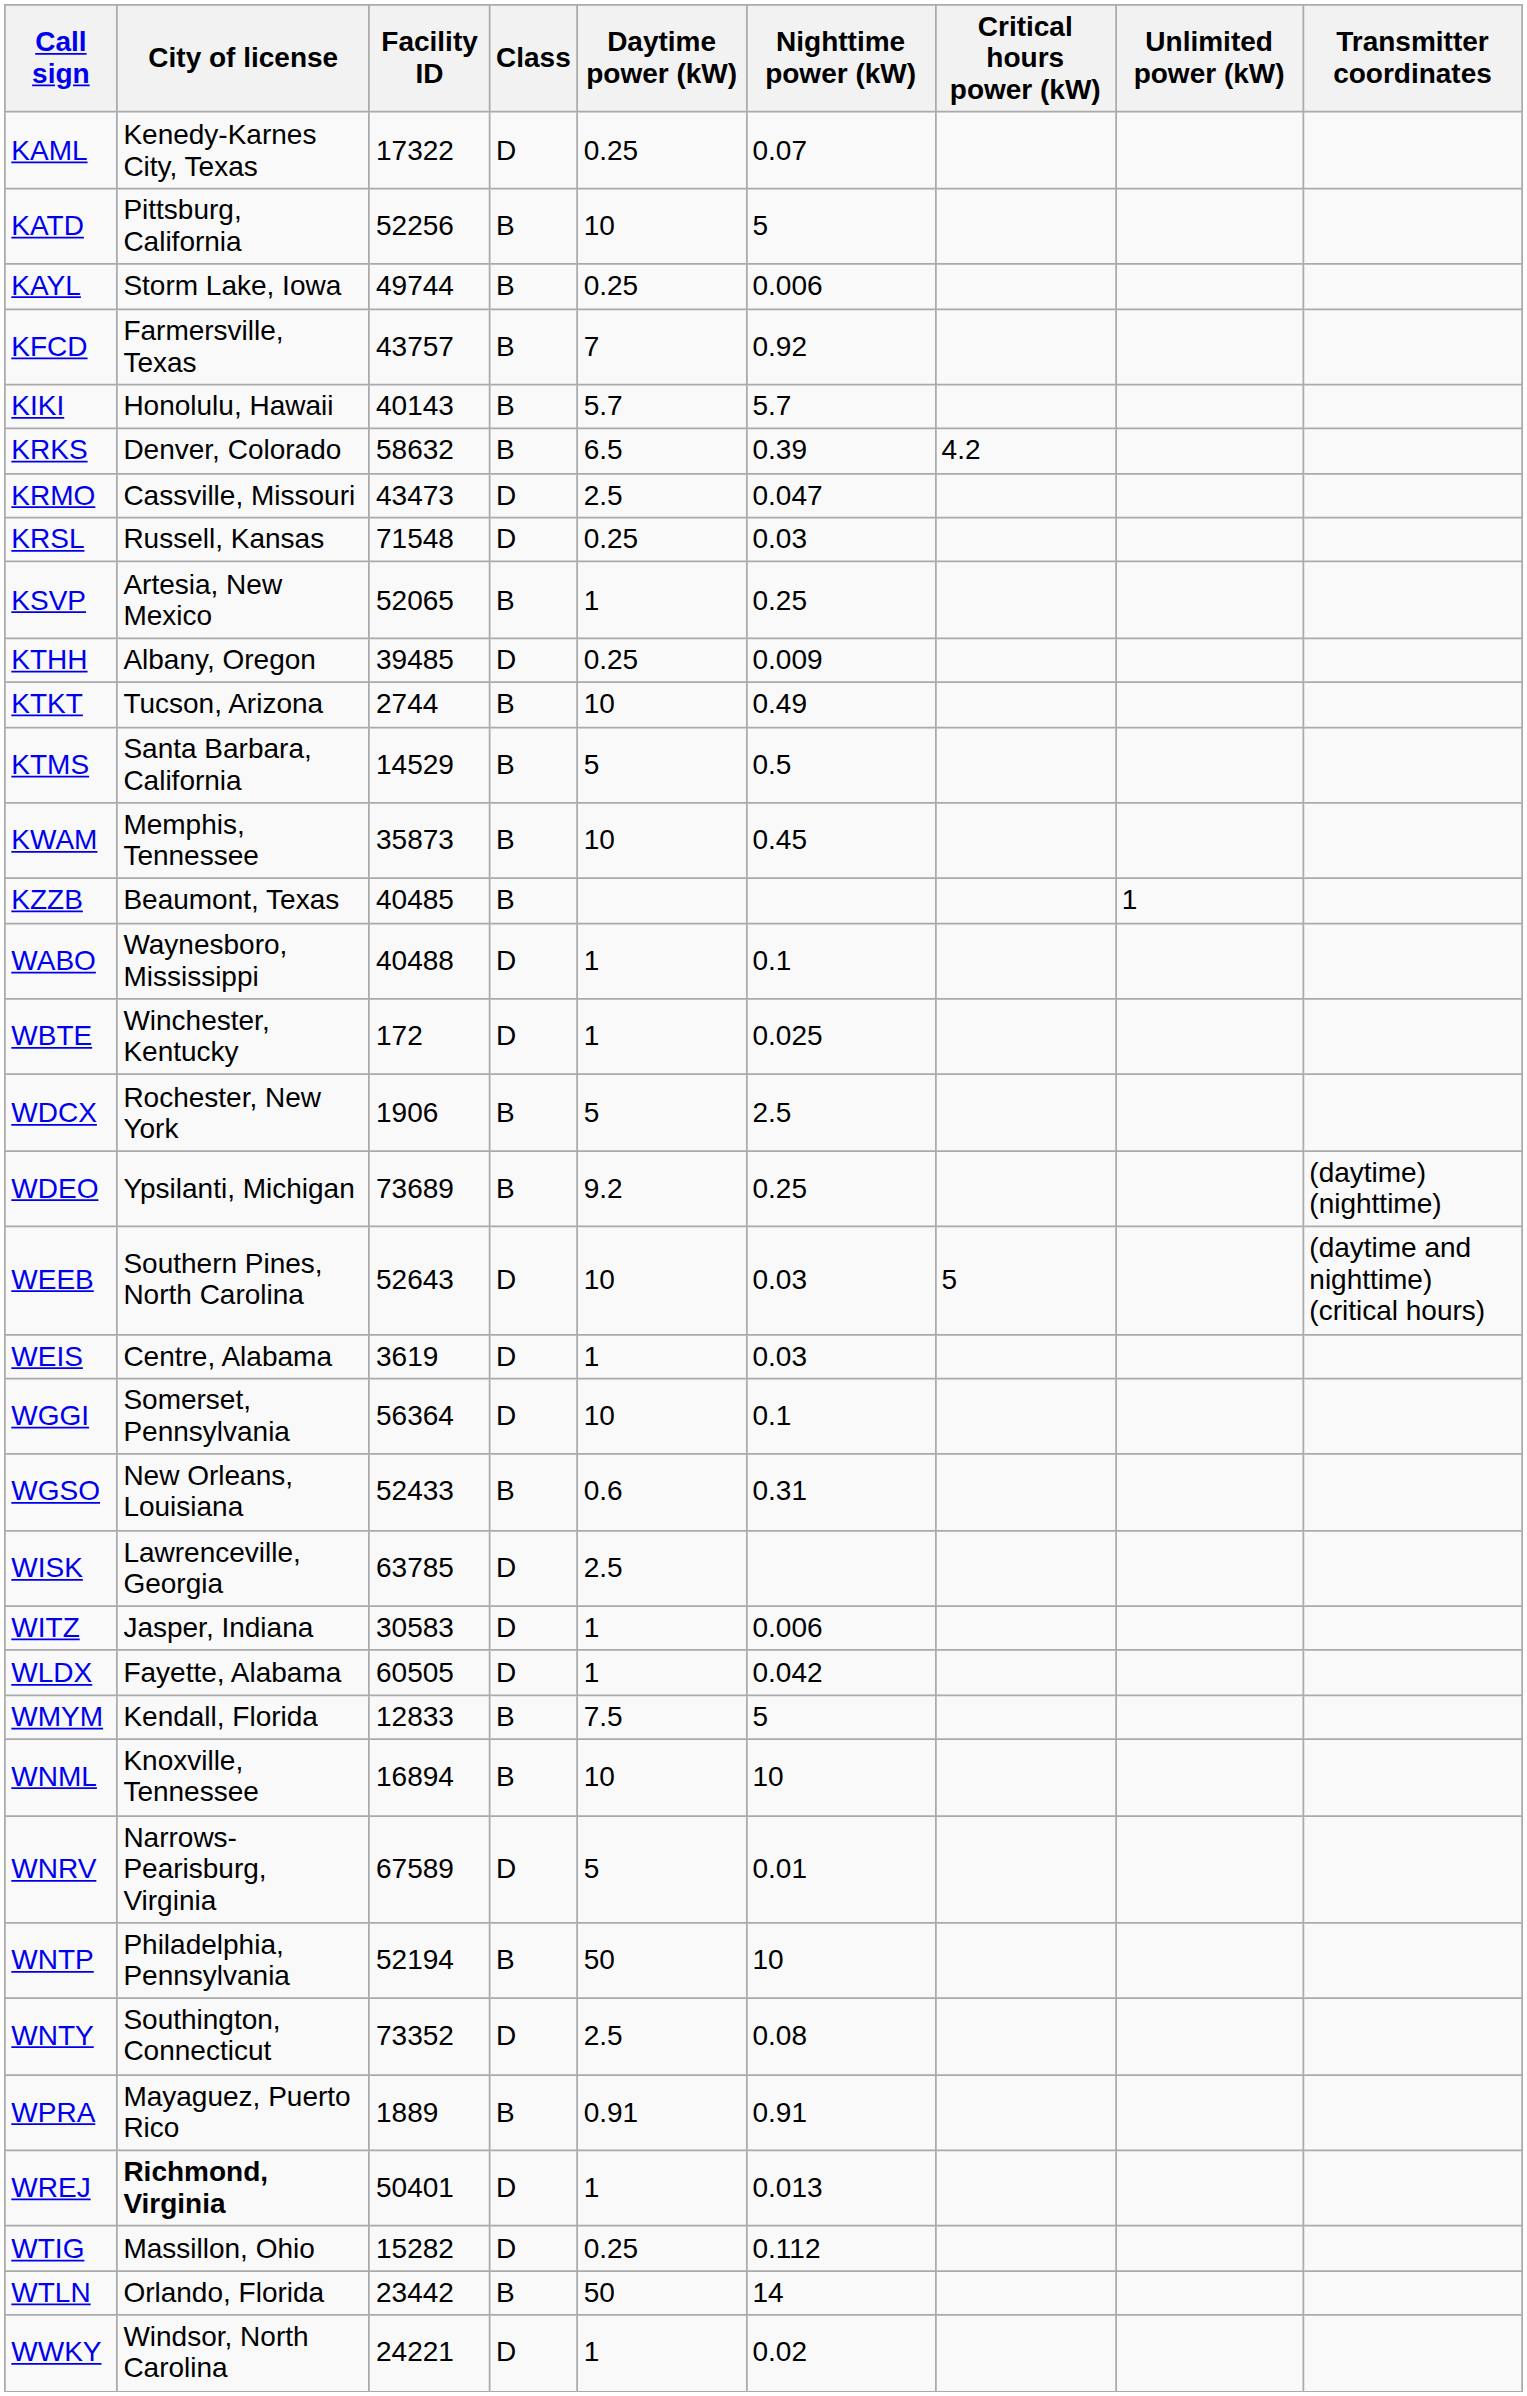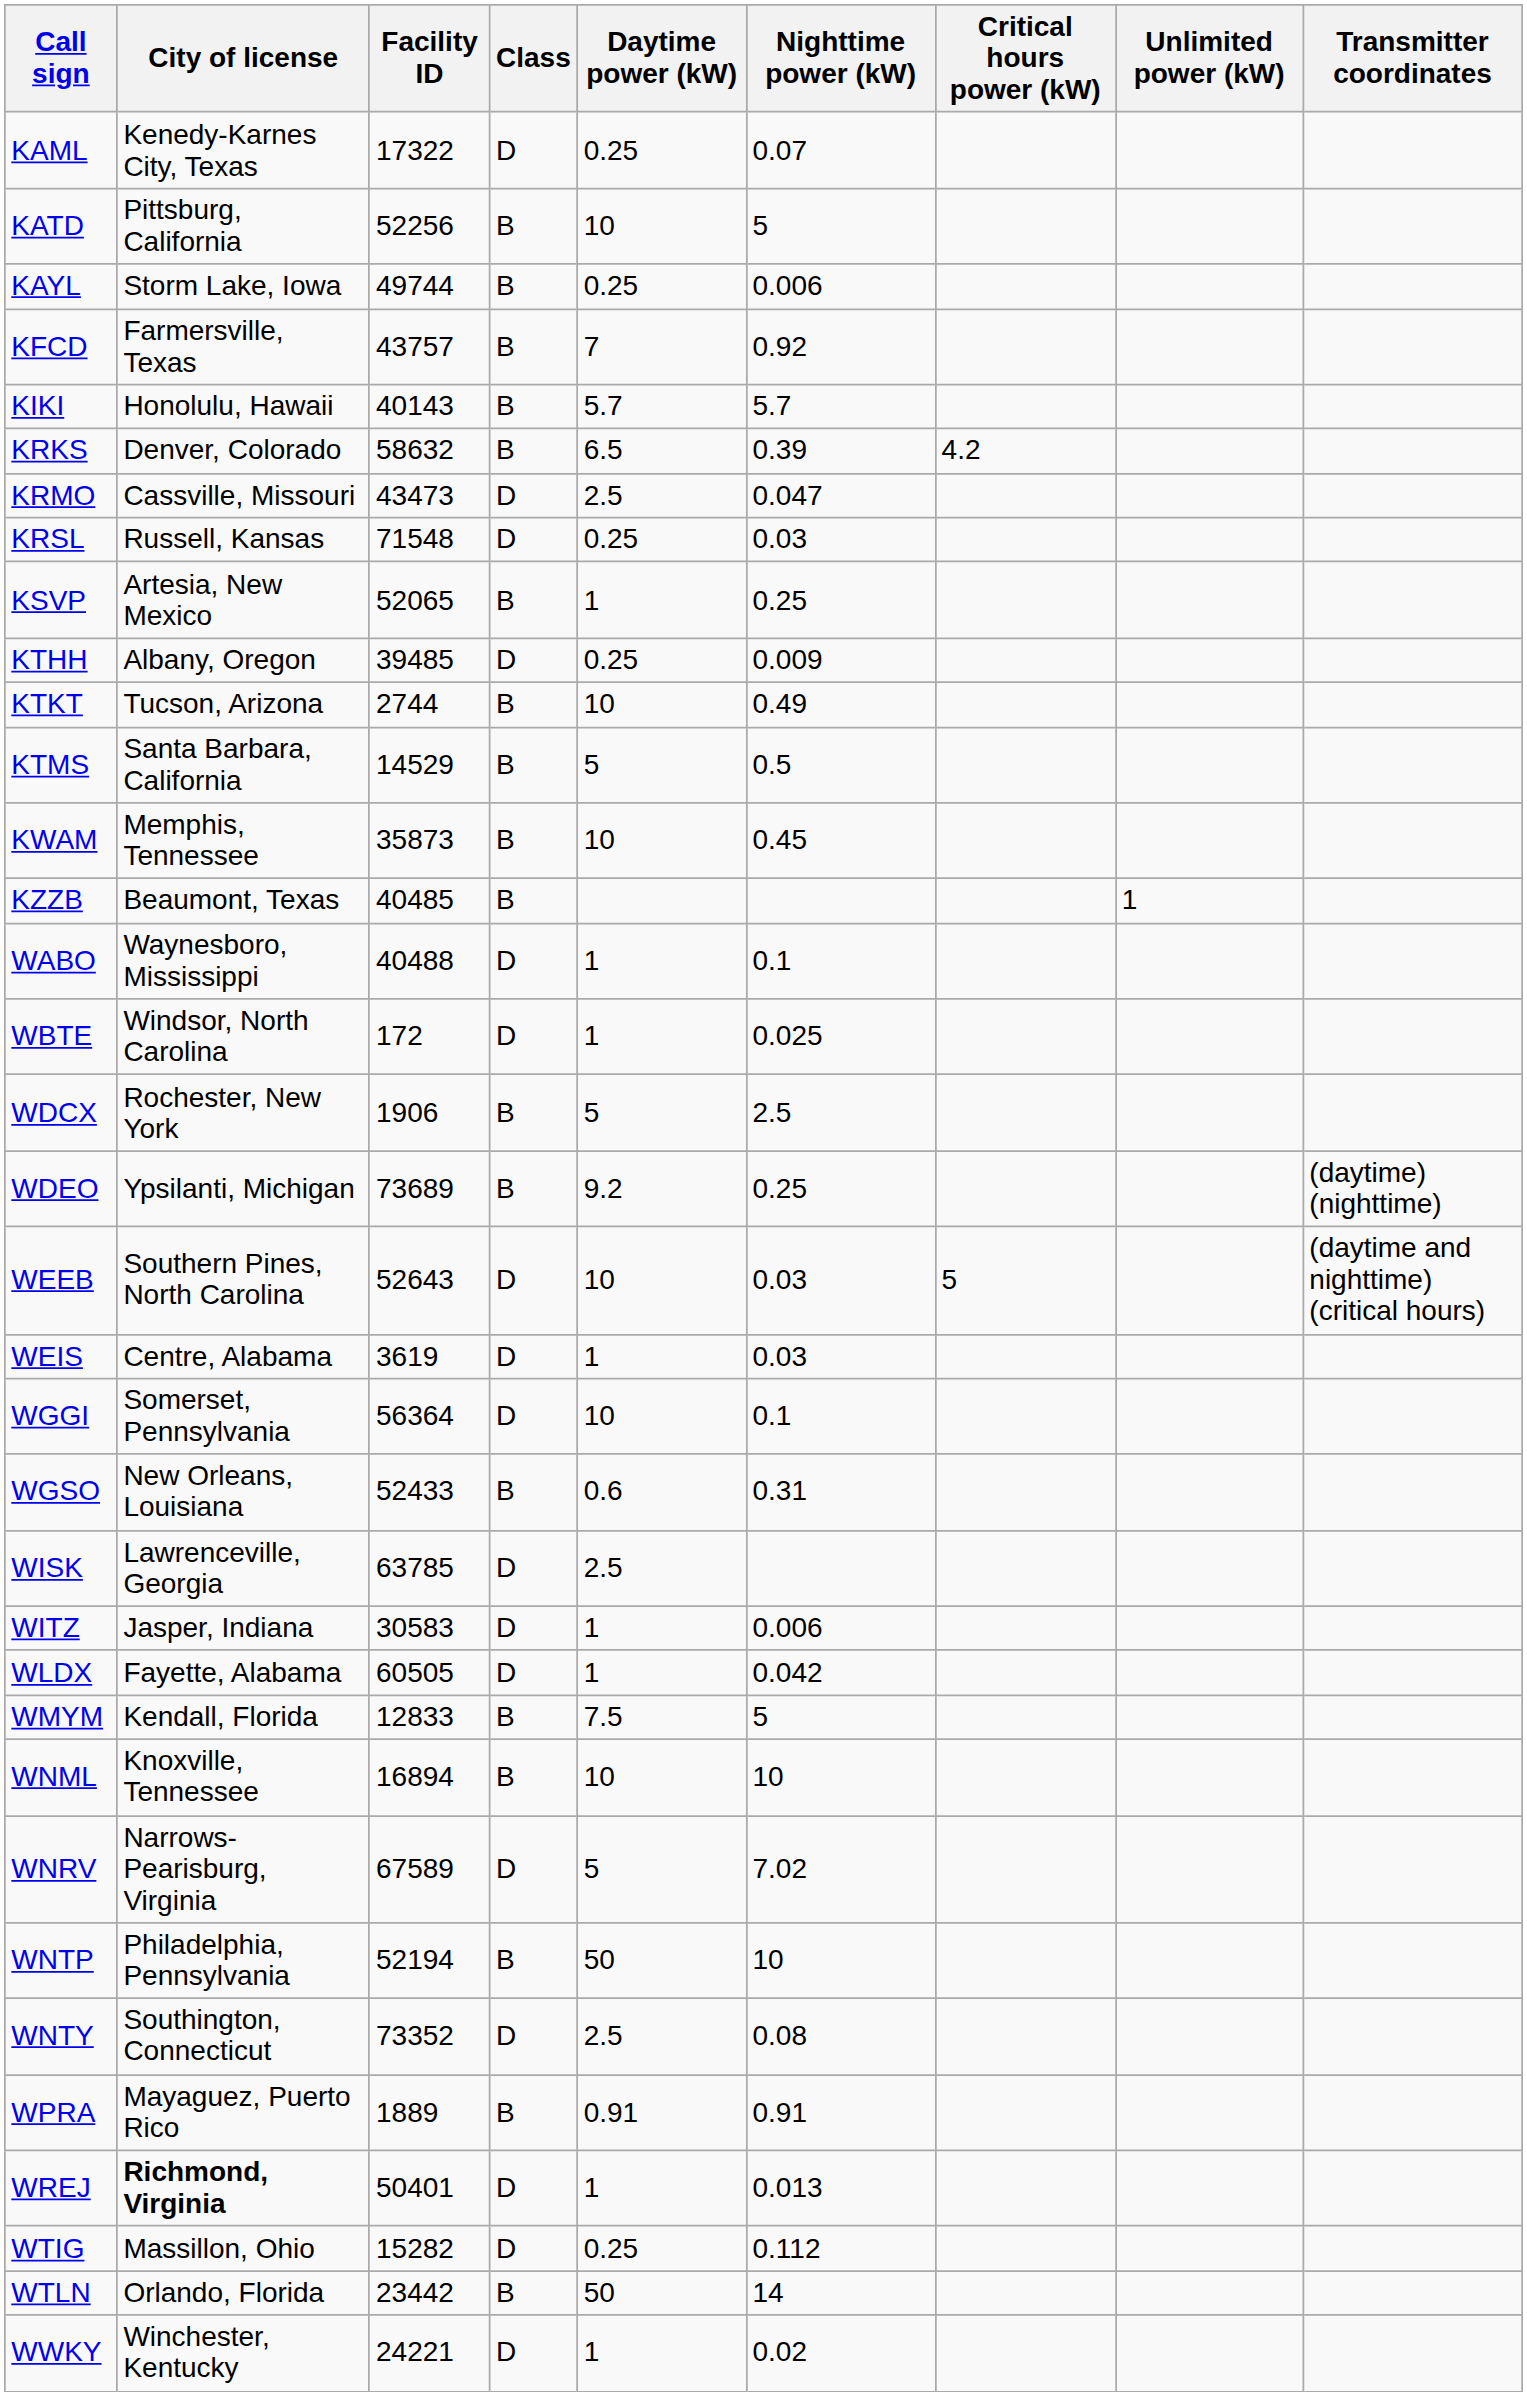(197, 1036) Winchester, Kentucky -> (216, 1036) Windsor, North Carolina
(780, 1868) 0.01 -> (780, 1868) 7.02
(216, 2352) Windsor, North Carolina -> (197, 2352) Winchester, Kentucky
